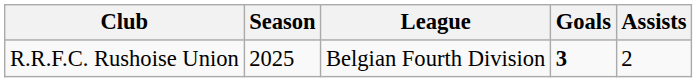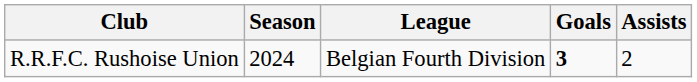(272, 58) 2025 -> (272, 58) 2024
